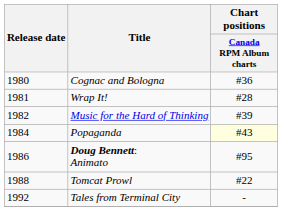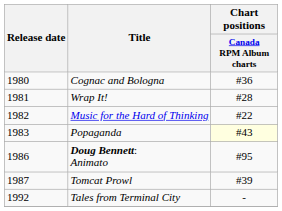(244, 115) #39 -> (244, 115) #22
(18, 133) 1984 -> (18, 133) 1983
(18, 180) 1988 -> (18, 180) 1987
(244, 180) #22 -> (244, 180) #39
